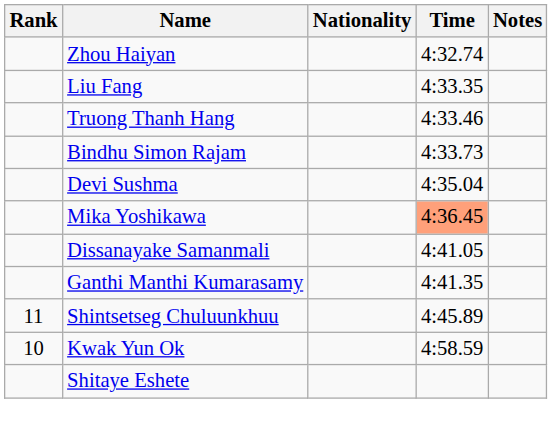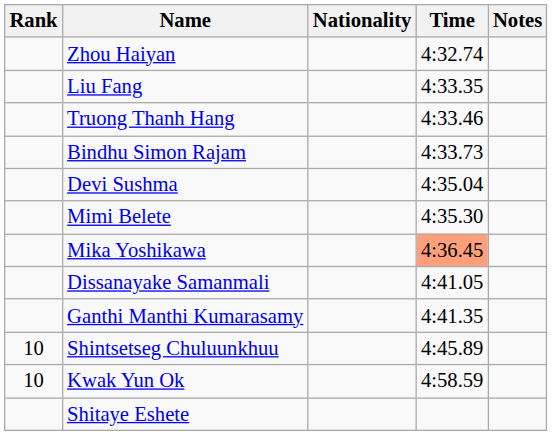+ row: (119, 217)
(33, 315) 11 -> (33, 348) 10
